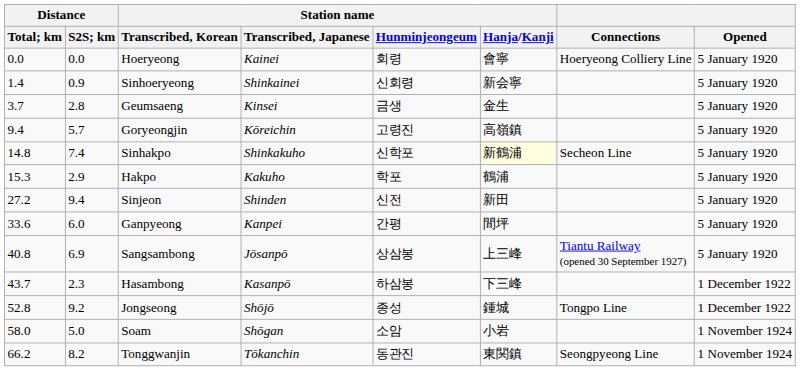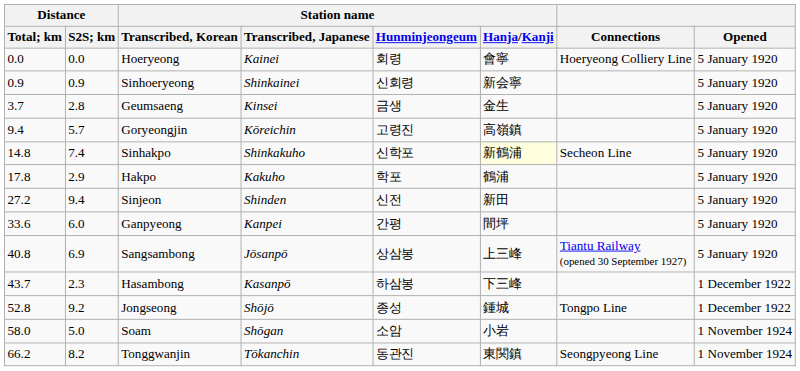(16, 83) 1.4 -> (16, 83) 0.9
(19, 176) 15.3 -> (19, 176) 17.8
